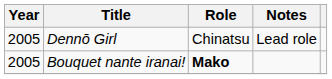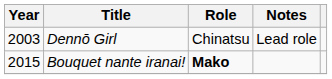(24, 39) 2005 -> (24, 39) 2003
(24, 62) 2005 -> (24, 62) 2015
